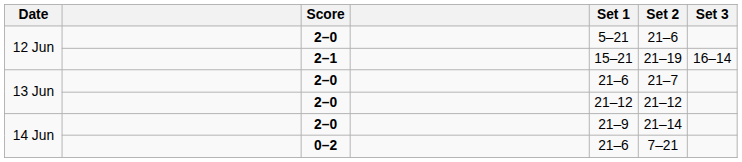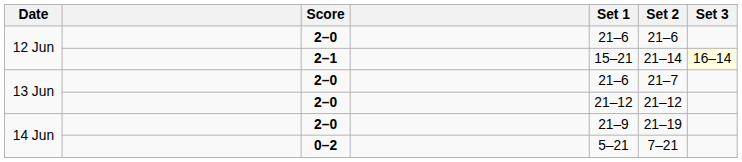(613, 37) 5–21 -> (613, 37) 21–6
(663, 59) 21–19 -> (663, 59) 21–14
(712, 59) no background -> (712, 59) lightyellow background
(663, 124) 21–14 -> (663, 124) 21–19
(613, 146) 21–6 -> (613, 146) 5–21
